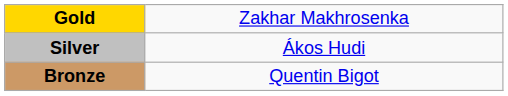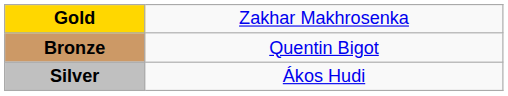rows swapped: (75, 47) <-> (75, 76)
